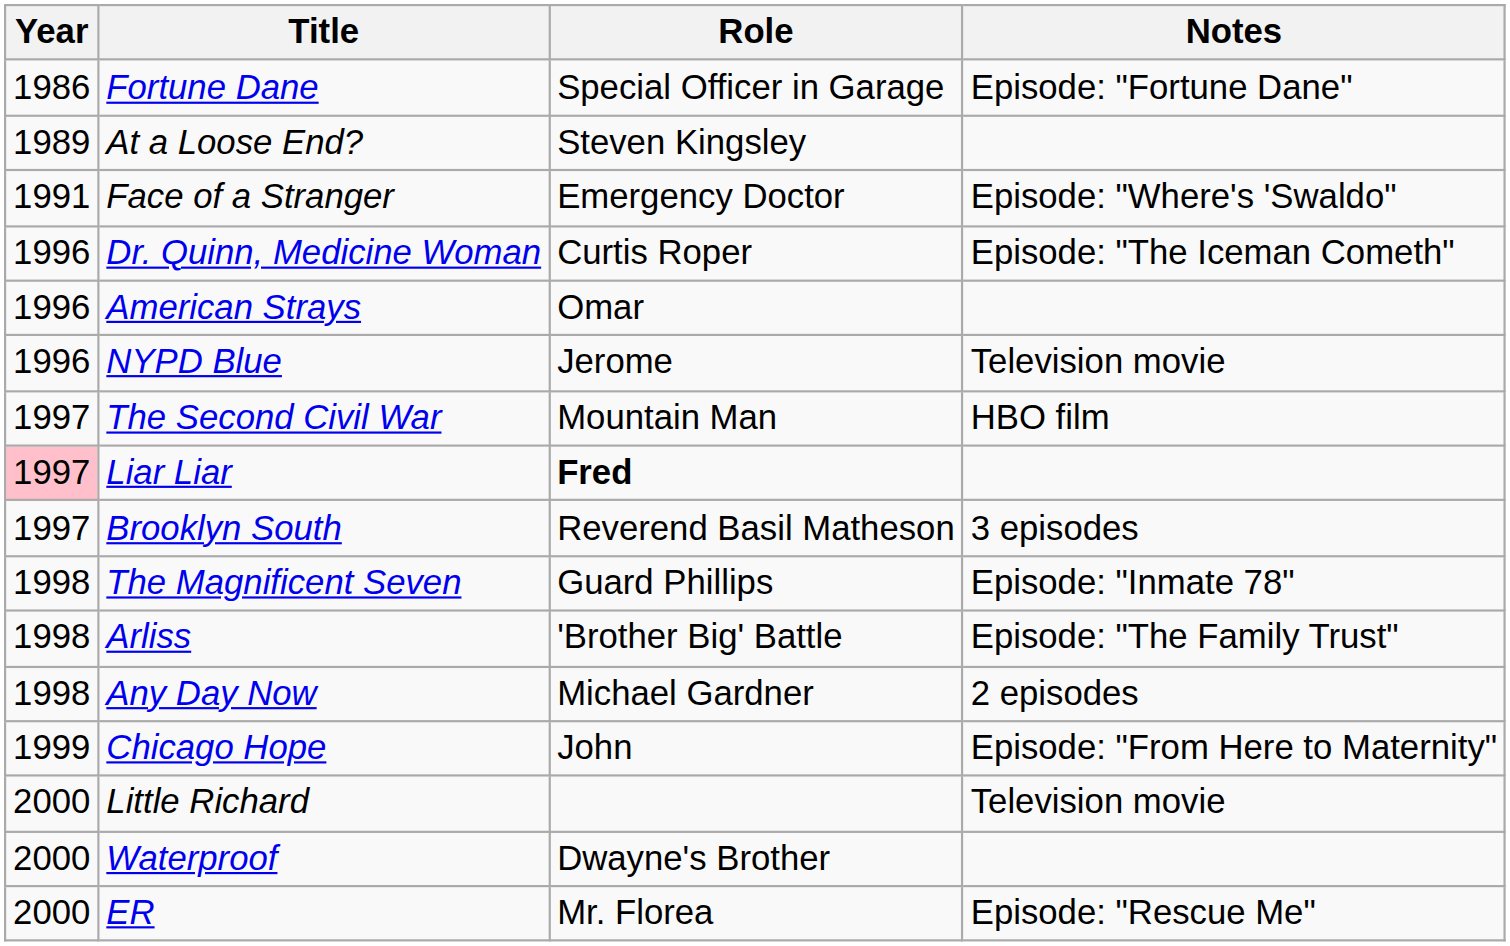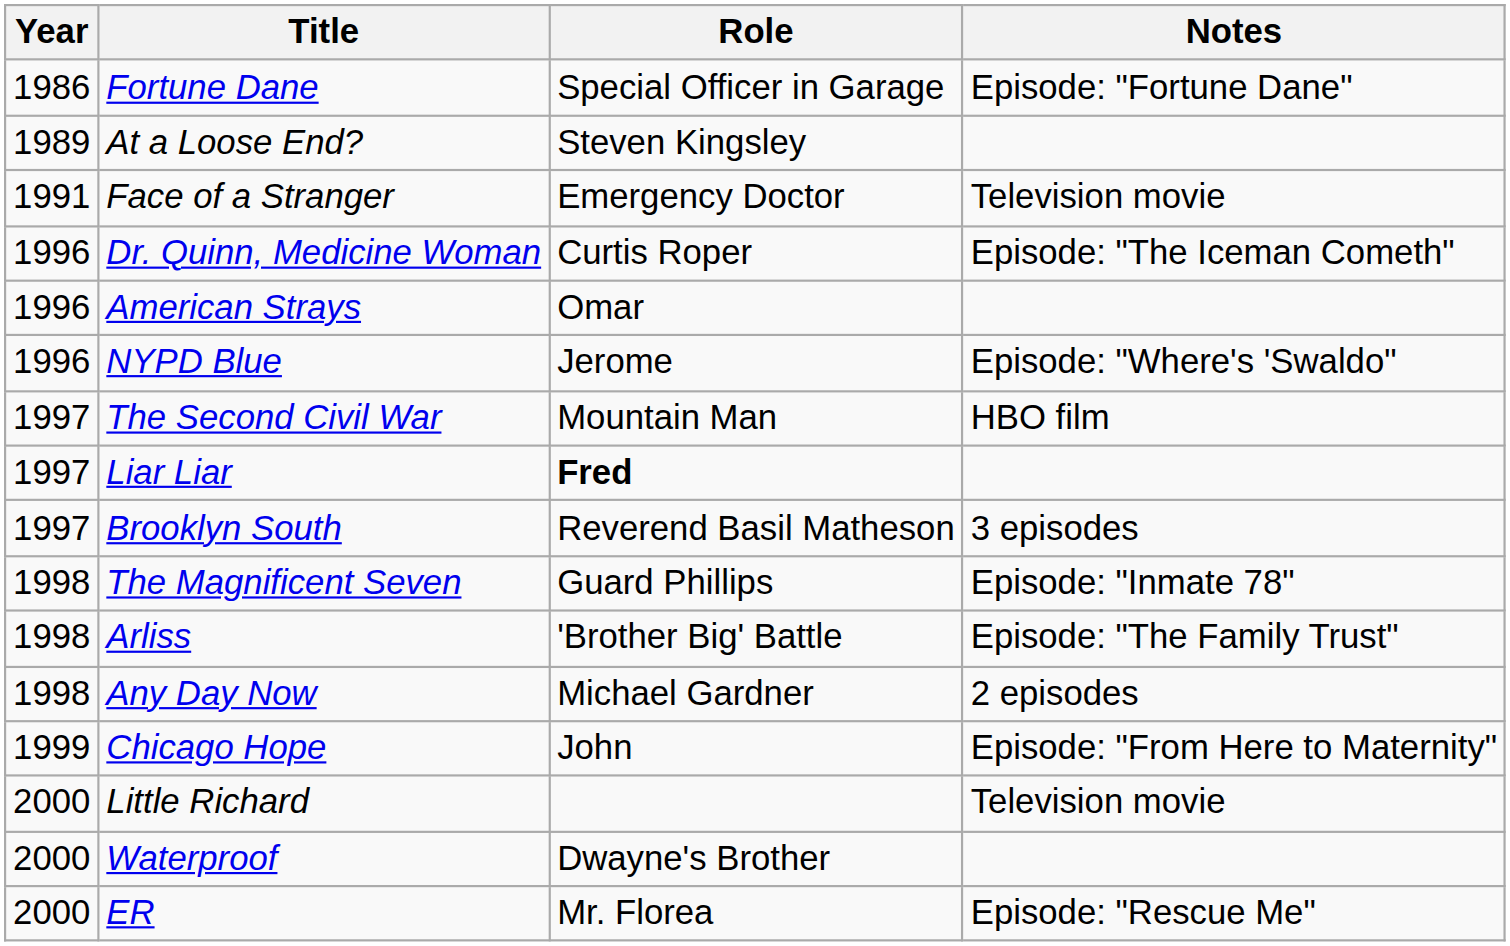(1184, 197) Episode: "Where's 'Swaldo" -> (1098, 197) Television movie
(1098, 362) Television movie -> (1184, 362) Episode: "Where's 'Swaldo"
(52, 472) pink background -> (52, 472) no background
